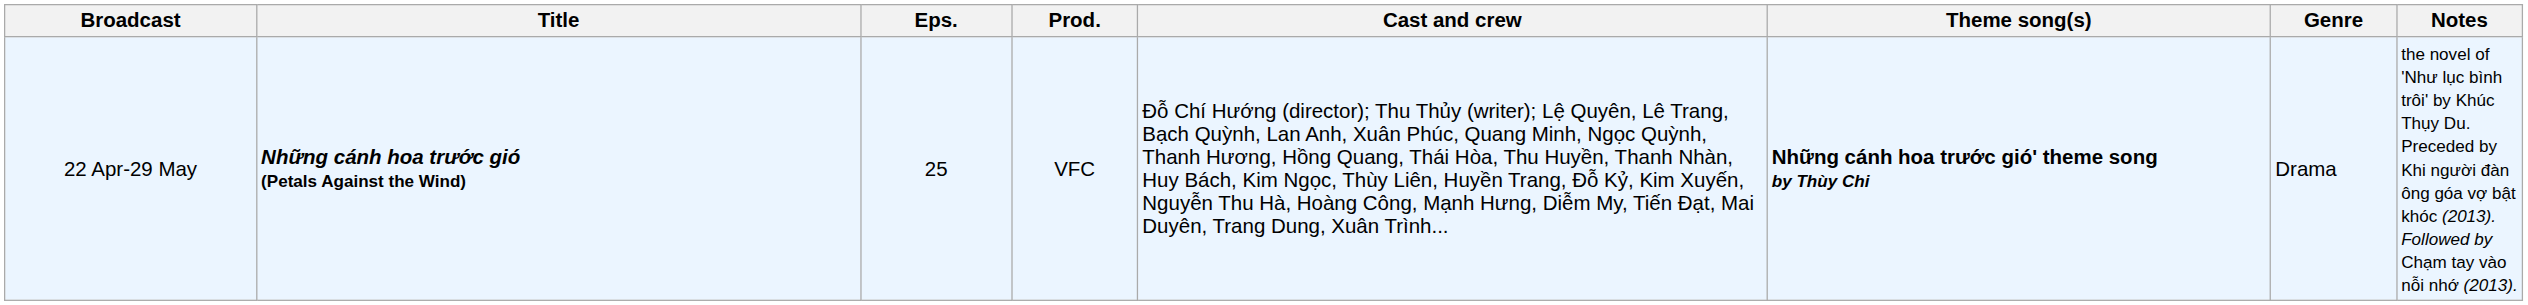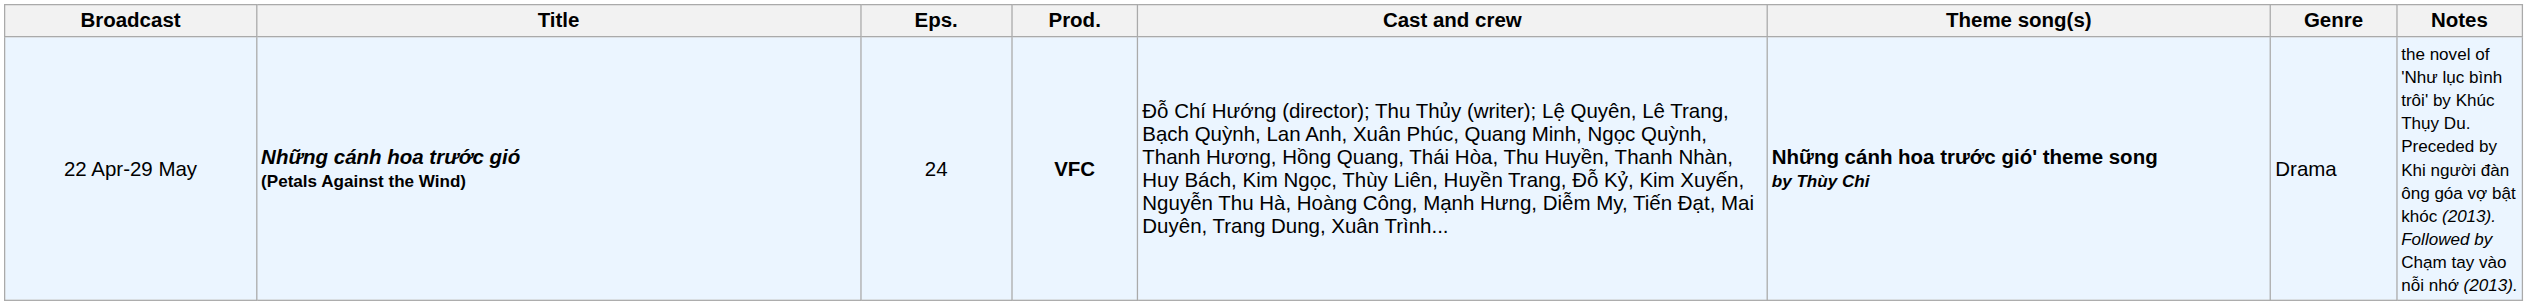(936, 168) 25 -> (936, 168) 24
(1075, 168) normal -> (1075, 168) bold
